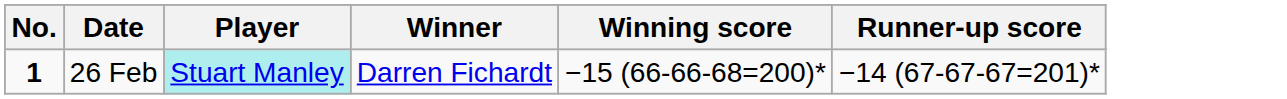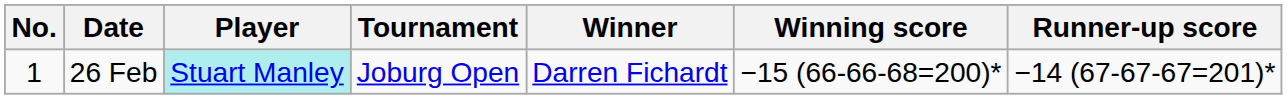+ column: (438, 27)
(34, 72) bold -> (34, 72) normal
